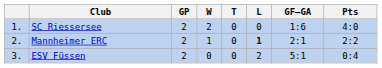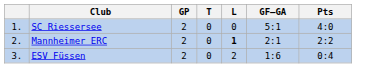- column: (209, 12)
(298, 26) 1:6 -> (273, 26) 5:1
(298, 56) 5:1 -> (273, 56) 1:6
